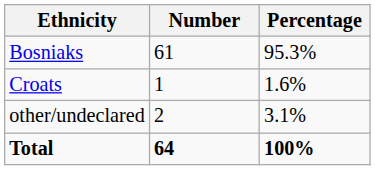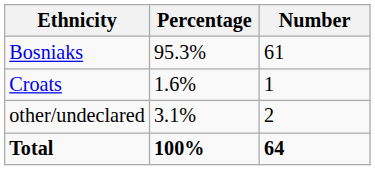columns swapped: (204, 20) <-> (315, 20)
